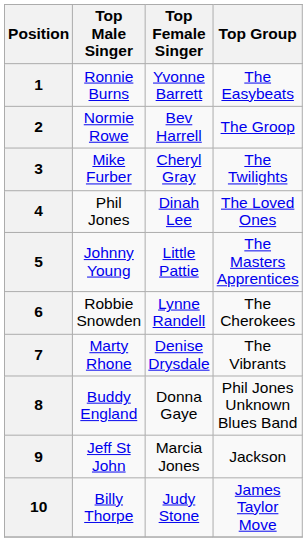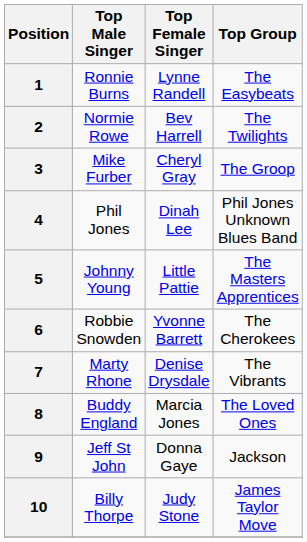(179, 85) Yvonne Barrett -> (179, 85) Lynne Randell
(258, 127) The Groop -> (258, 127) The Twilights
(258, 169) The Twilights -> (258, 169) The Groop
(258, 211) The Loved Ones -> (258, 220) Phil Jones Unknown Blues Band
(179, 312) Lynne Randell -> (179, 330) Yvonne Barrett
(179, 405) Donna Gaye -> (179, 414) Marcia Jones
(258, 405) Phil Jones Unknown Blues Band -> (258, 414) The Loved Ones
(179, 456) Marcia Jones -> (179, 456) Donna Gaye
